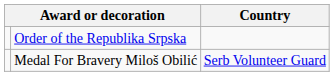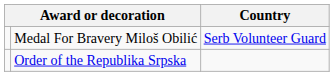rows swapped: (100, 37) <-> (106, 60)
